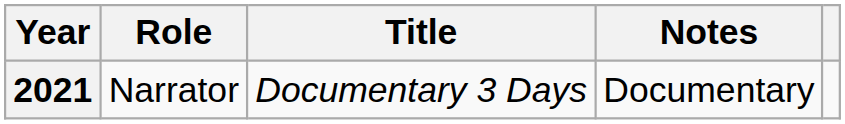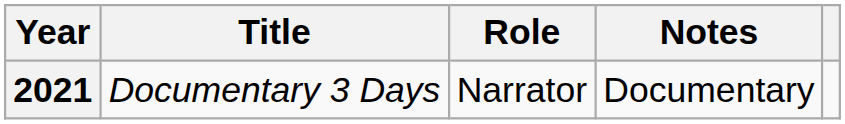columns swapped: (421, 32) <-> (174, 32)
